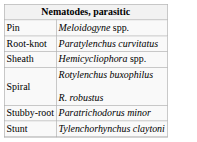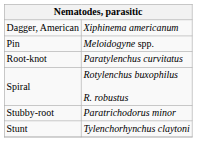+ row: (43, 28)
- row: (20, 59)
